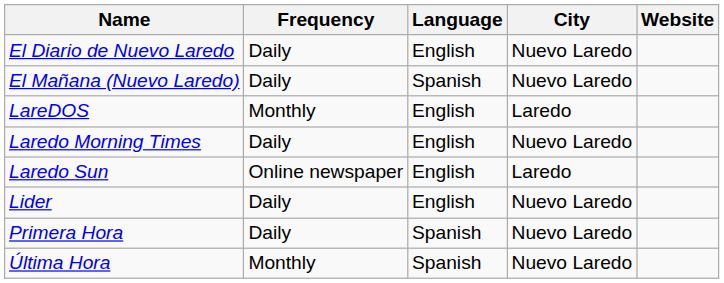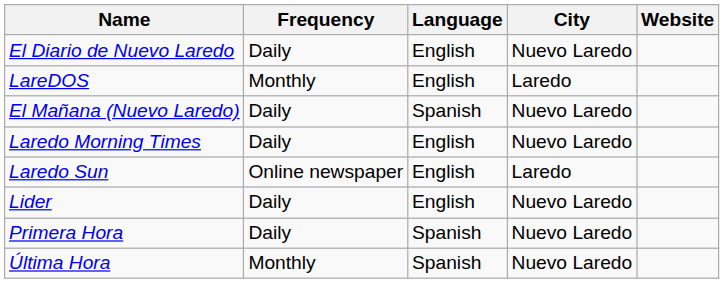rows swapped: (124, 80) <-> (49, 111)
